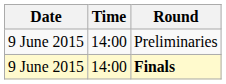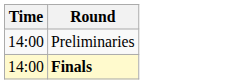- column: (46, 16)
